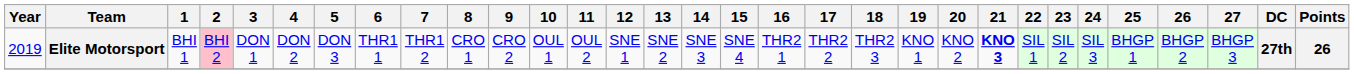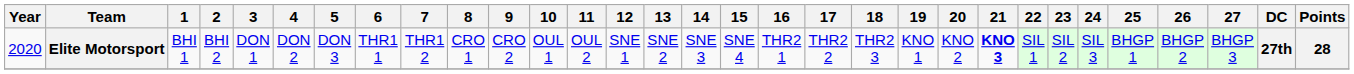(25, 48) 2019 -> (25, 48) 2020
(217, 48) pink background -> (217, 48) no background
(1322, 48) 26 -> (1322, 48) 28
